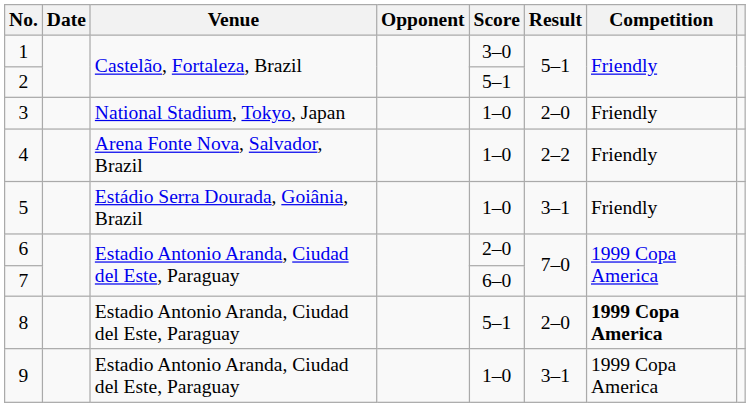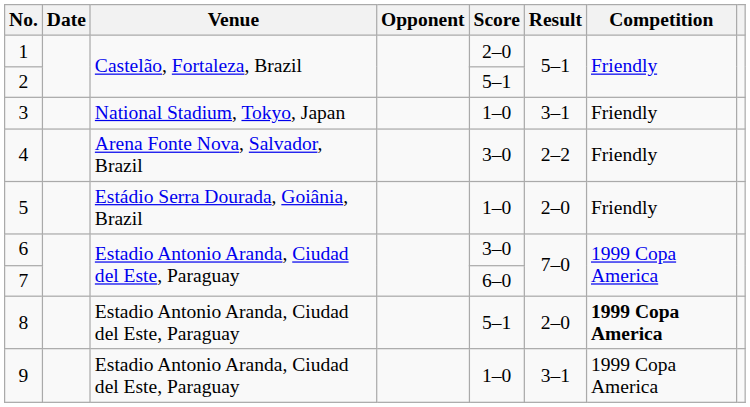(497, 50) 3–0 -> (497, 50) 2–0
(555, 112) 2–0 -> (555, 112) 3–1
(497, 154) 1–0 -> (497, 154) 3–0
(555, 207) 3–1 -> (555, 207) 2–0
(497, 249) 2–0 -> (497, 249) 3–0
